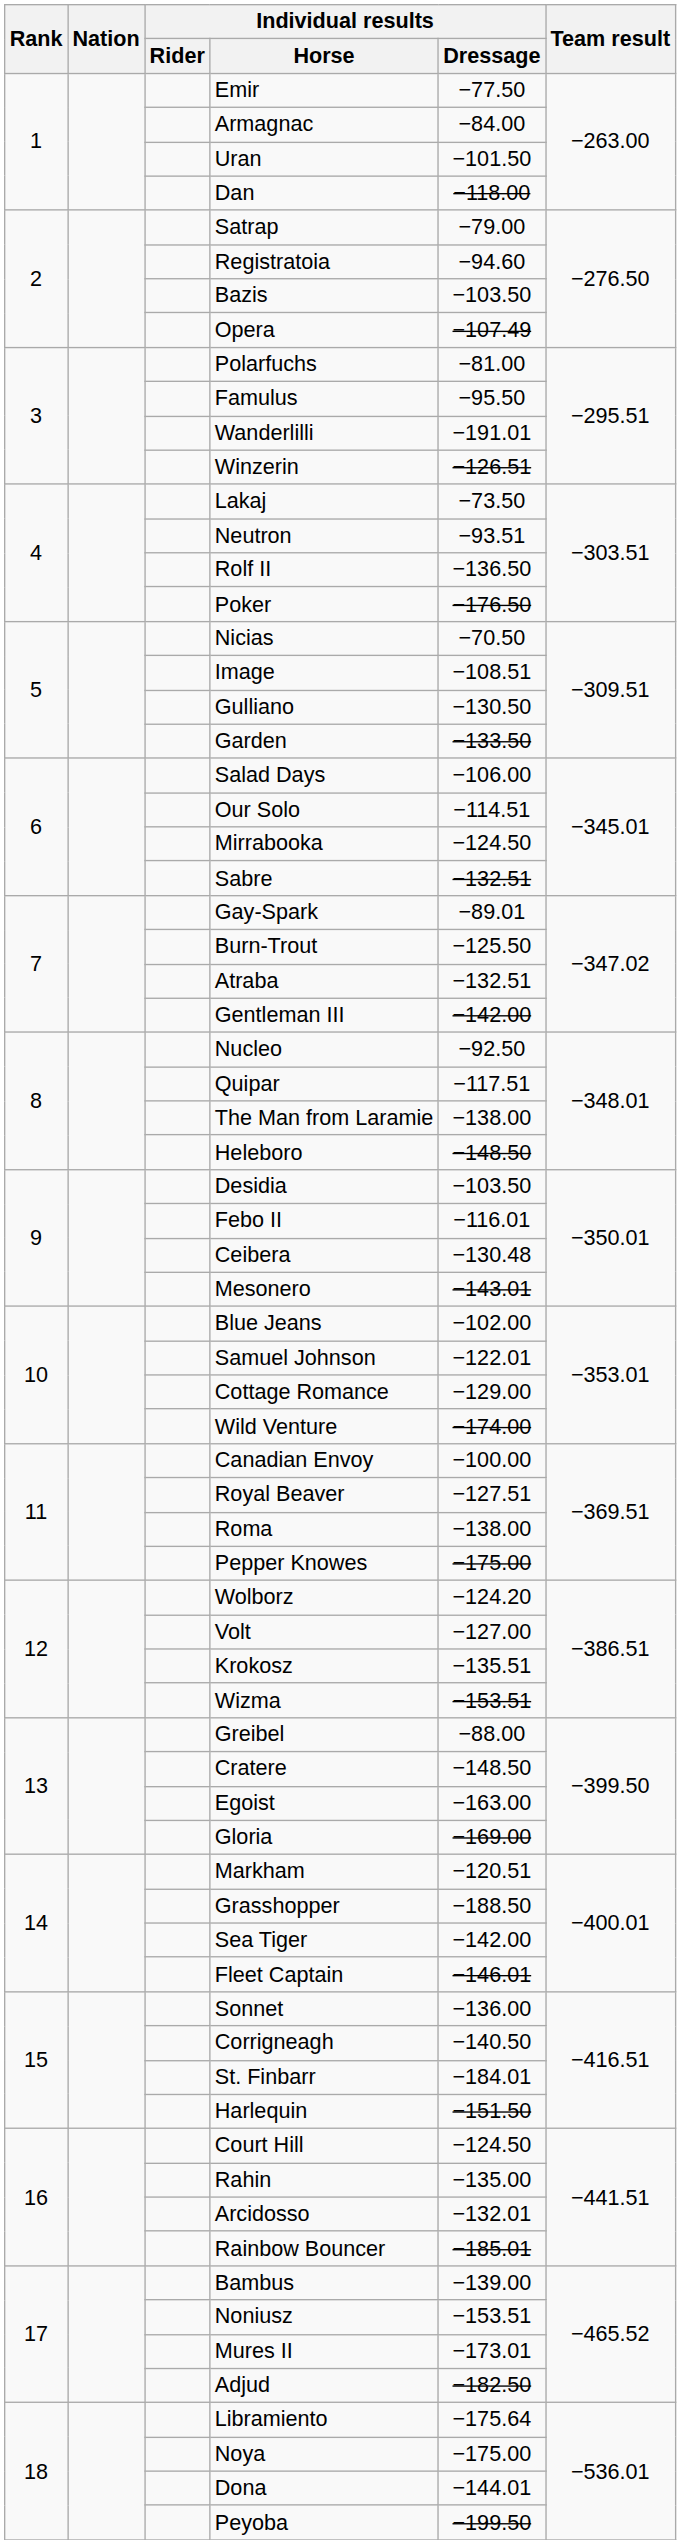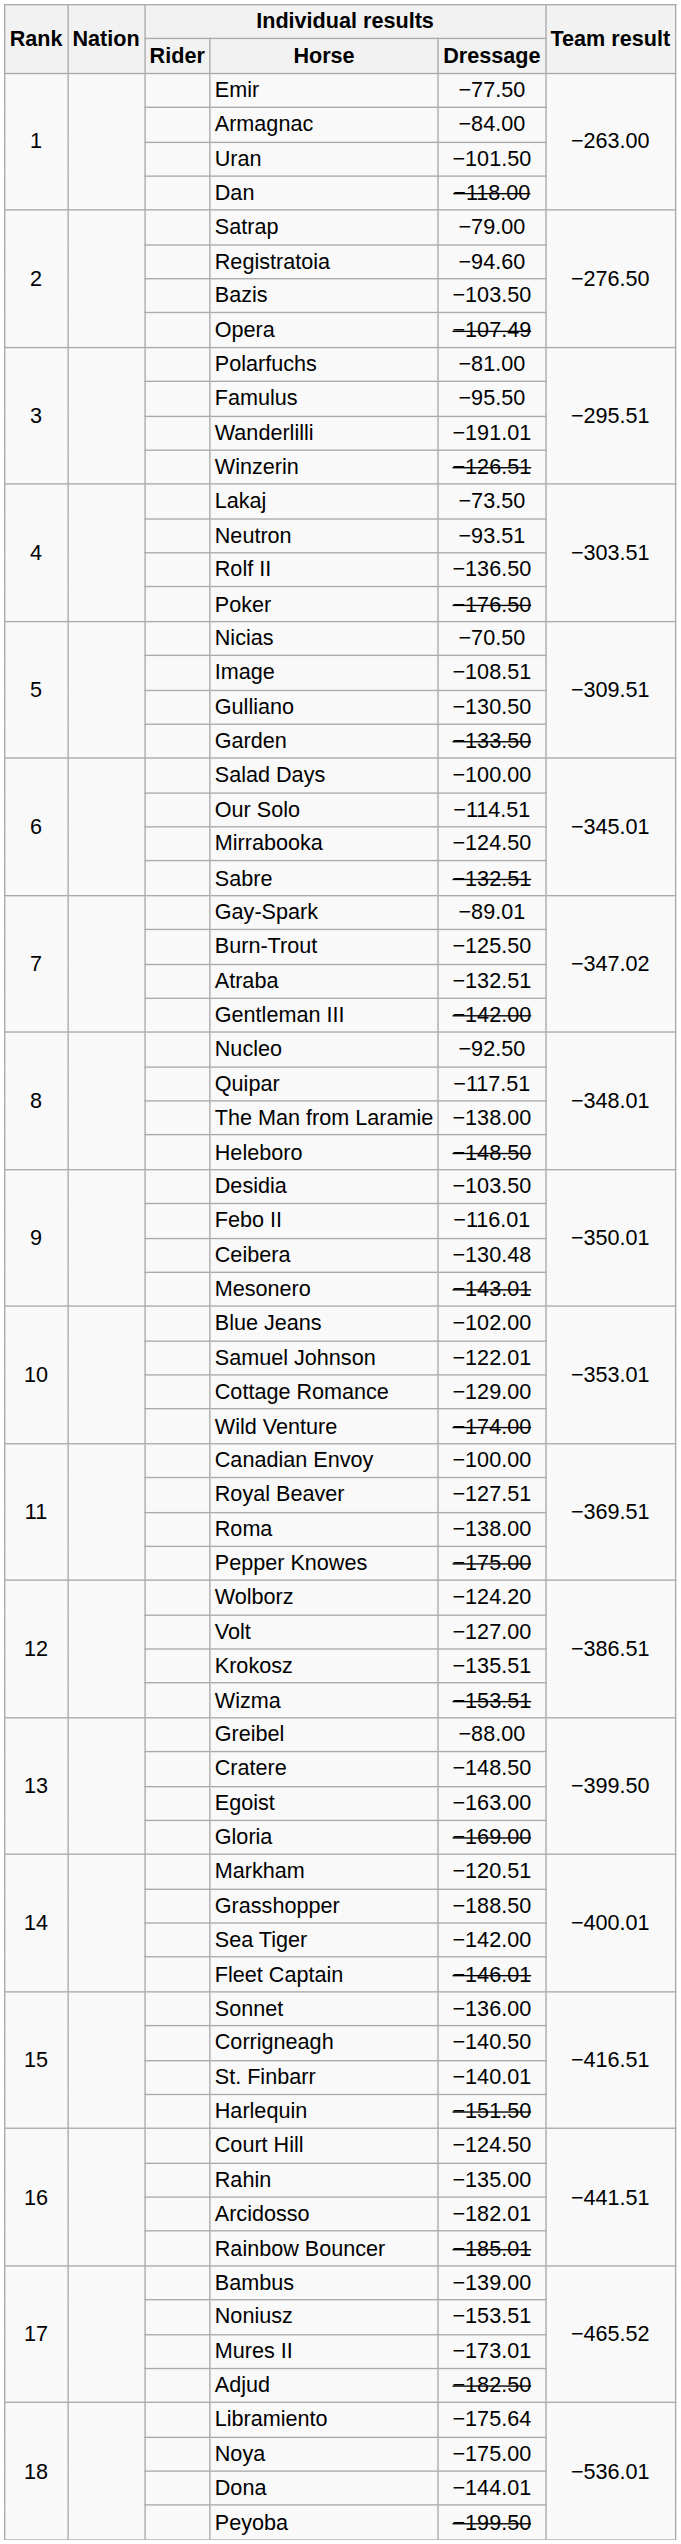(492, 775) −106.00 -> (492, 775) −100.00
(492, 2077) −184.01 -> (492, 2077) −140.01
(492, 2214) −132.01 -> (492, 2214) −182.01
